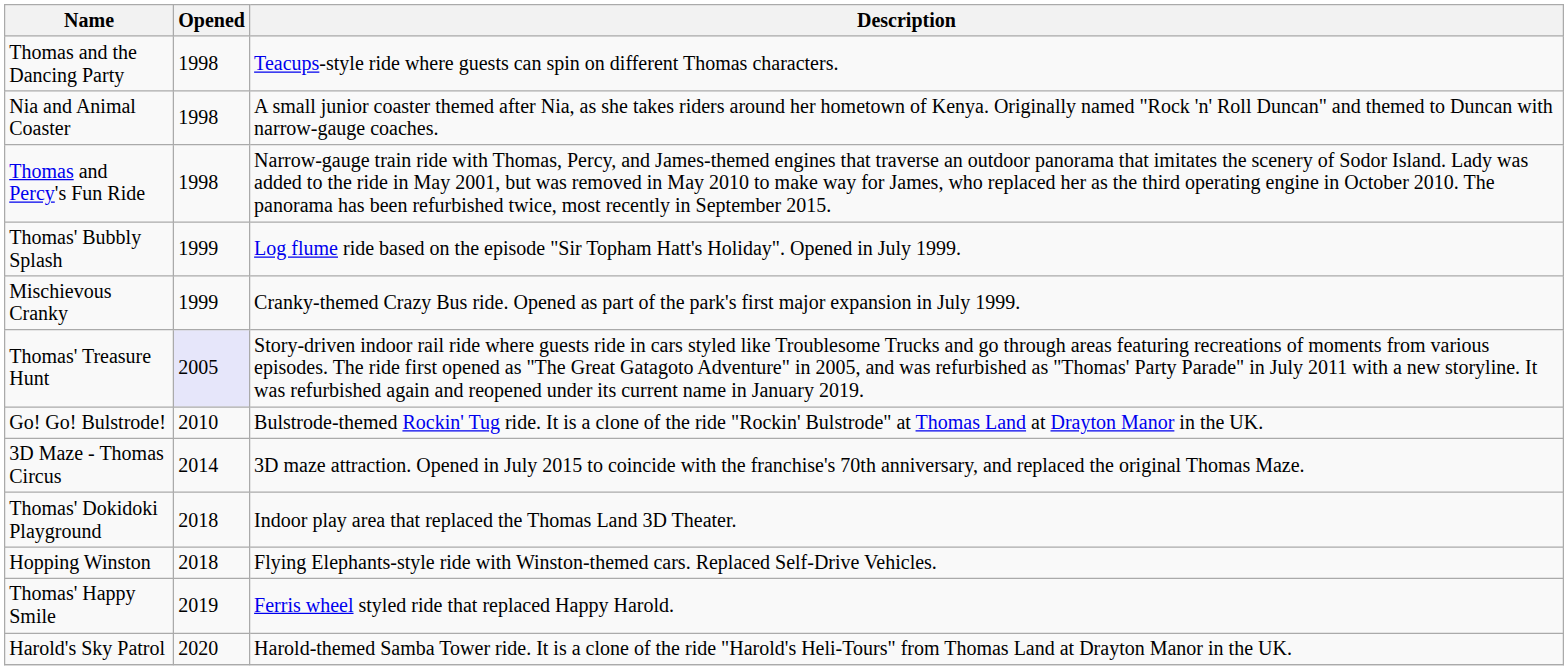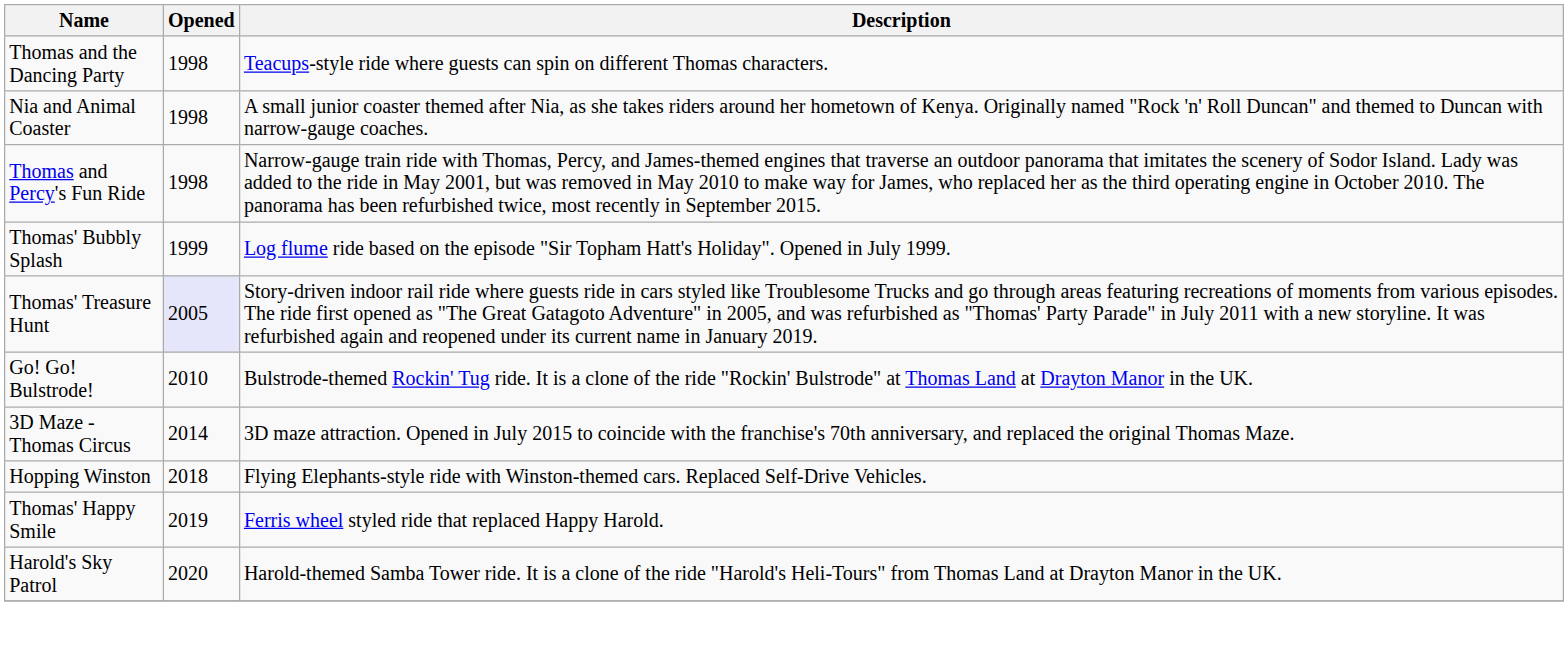- row: (60, 302)
- row: (84, 519)
